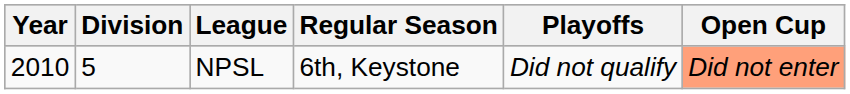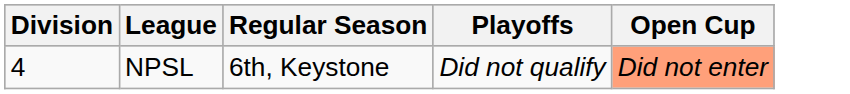- column: (40, 25)
(89, 66) 5 -> (18, 66) 4
